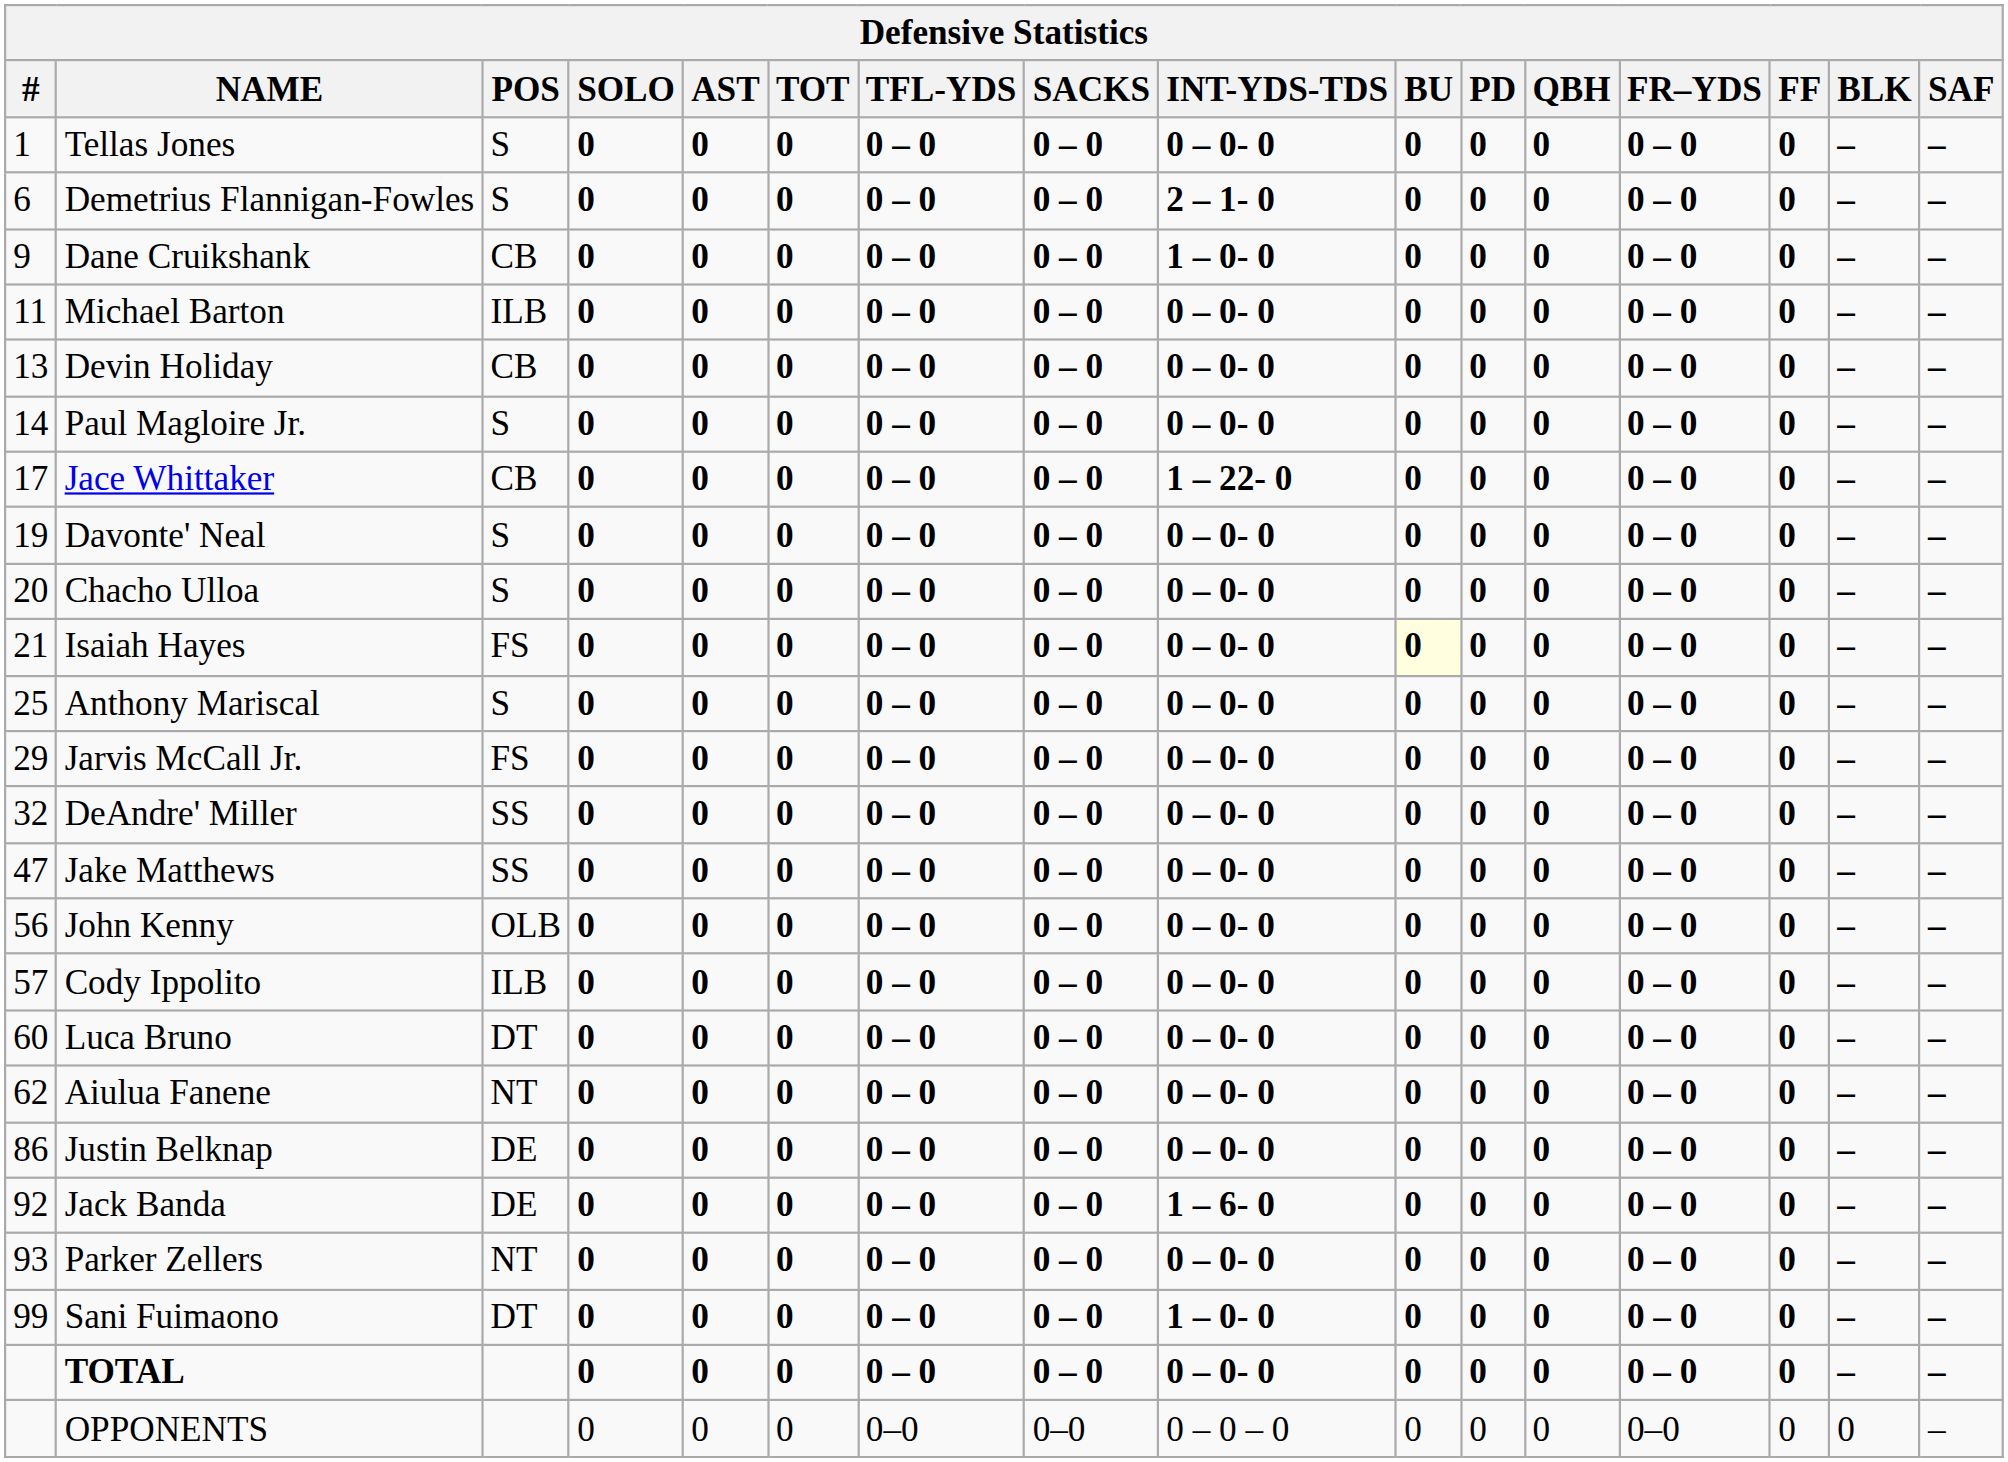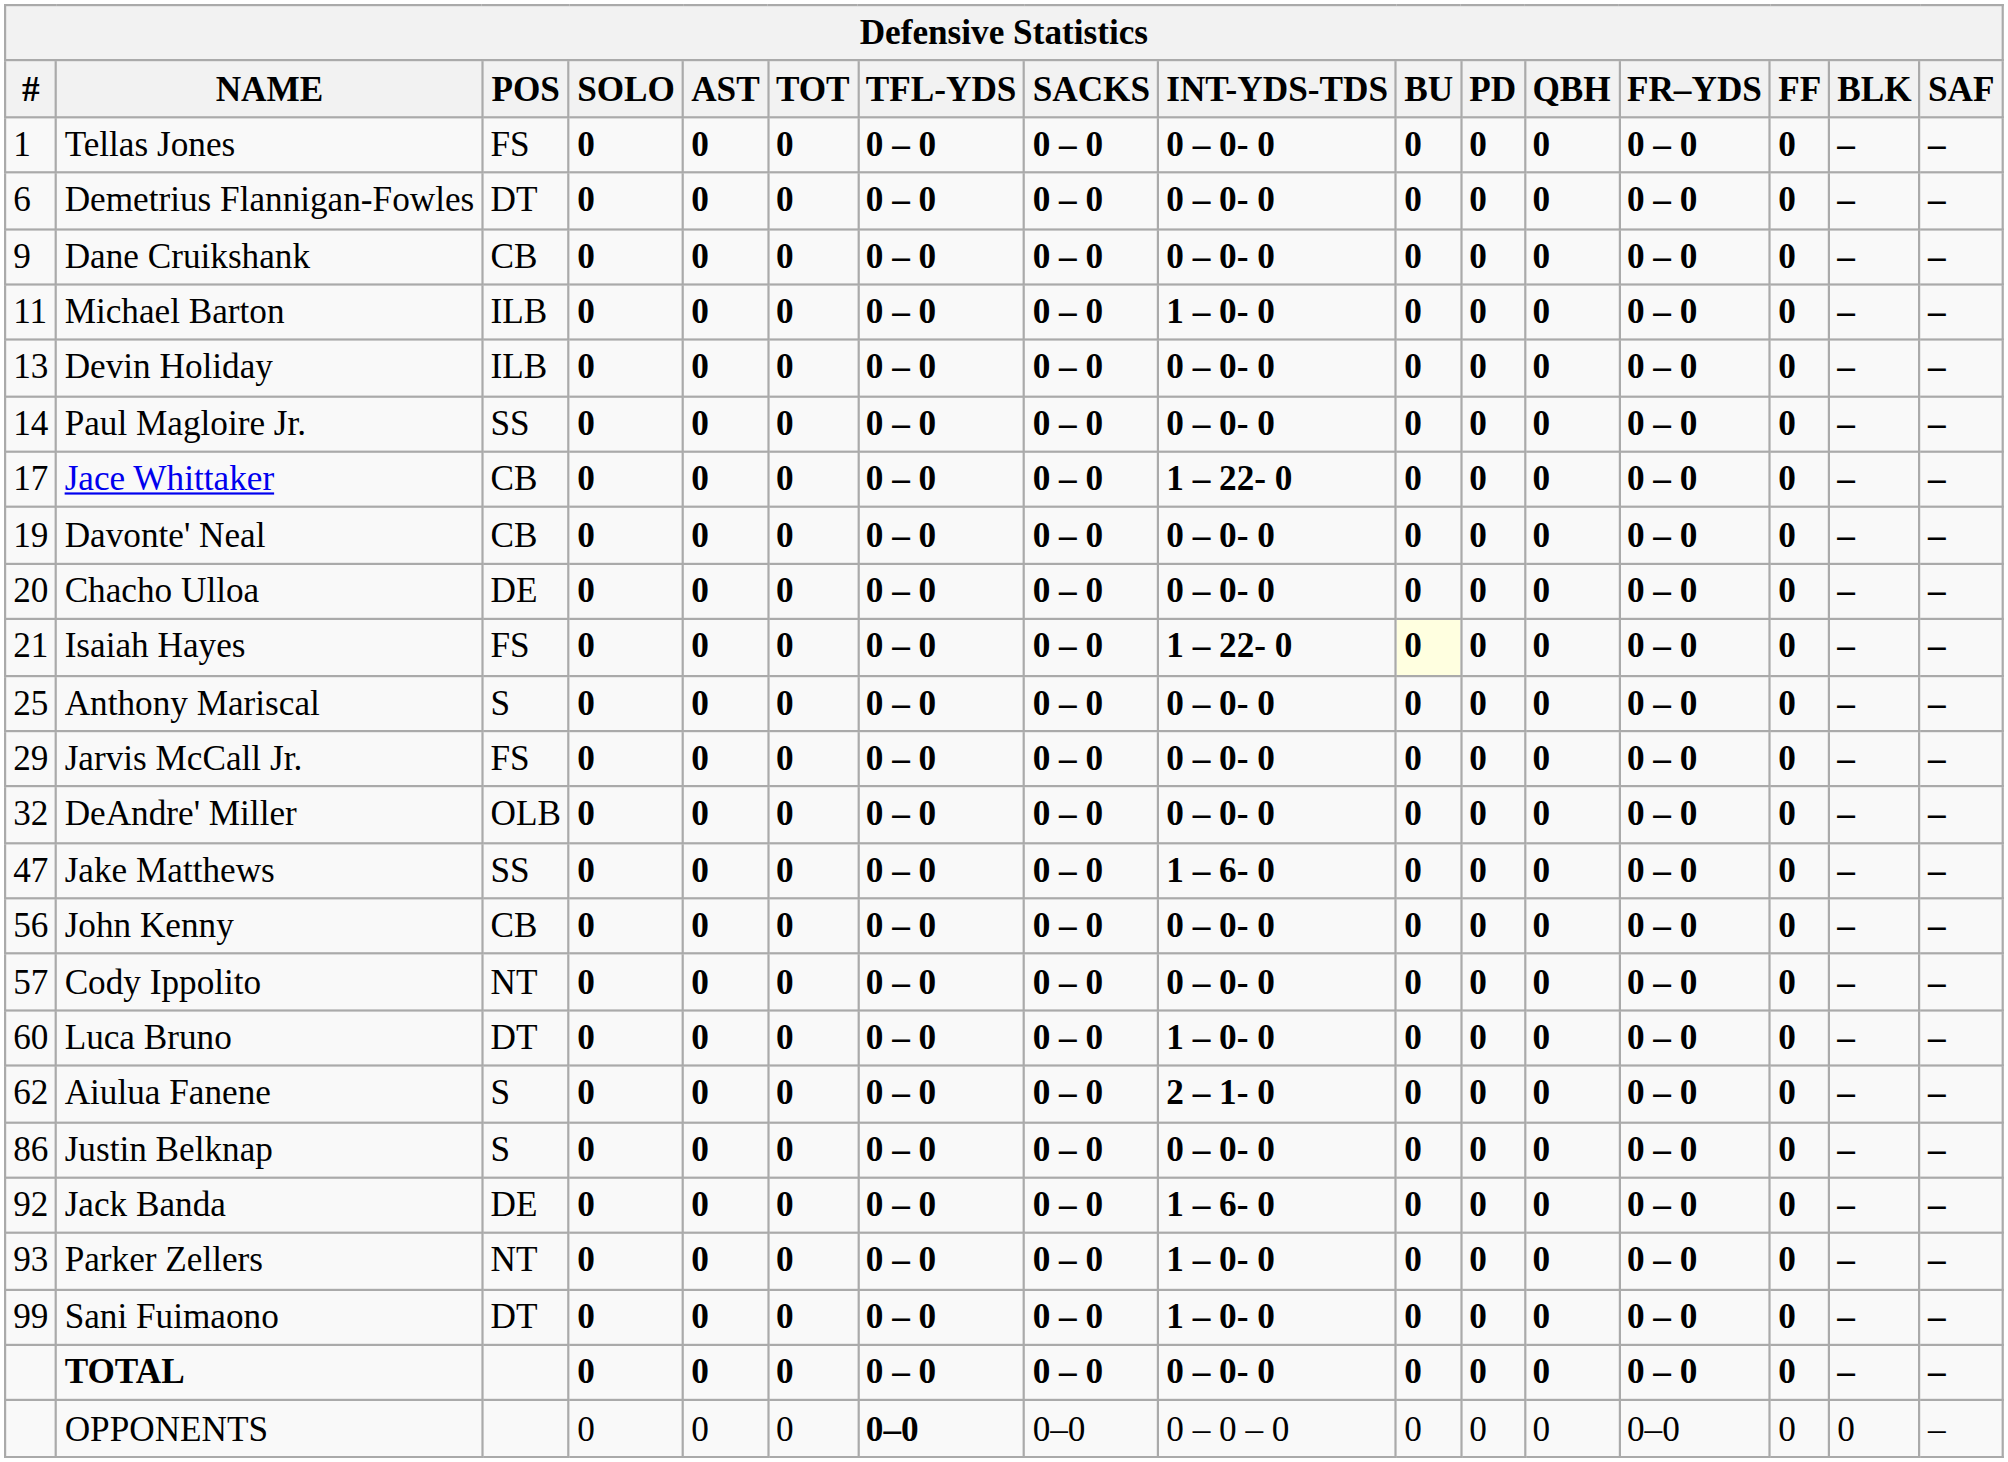(500, 144) S -> (510, 144) FS
(500, 199) S -> (514, 199) DT
(1221, 199) 2 – 1- 0 -> (1221, 199) 0 – 0- 0
(1221, 255) 1 – 0- 0 -> (1221, 255) 0 – 0- 0
(1221, 311) 0 – 0- 0 -> (1221, 311) 1 – 0- 0
(514, 367) CB -> (519, 367) ILB
(500, 423) S -> (510, 423) SS
(500, 534) S -> (514, 534) CB
(500, 590) S -> (514, 590) DE
(1221, 646) 0 – 0- 0 -> (1229, 646) 1 – 22- 0
(510, 813) SS -> (526, 813) OLB
(1221, 869) 0 – 0- 0 -> (1221, 869) 1 – 6- 0
(526, 925) OLB -> (514, 925) CB
(519, 981) ILB -> (514, 981) NT
(1221, 1037) 0 – 0- 0 -> (1221, 1037) 1 – 0- 0
(514, 1093) NT -> (500, 1093) S
(1221, 1093) 0 – 0- 0 -> (1221, 1093) 2 – 1- 0
(514, 1148) DE -> (500, 1148) S
(1221, 1260) 0 – 0- 0 -> (1221, 1260) 1 – 0- 0
(892, 1428) normal -> (892, 1428) bold
